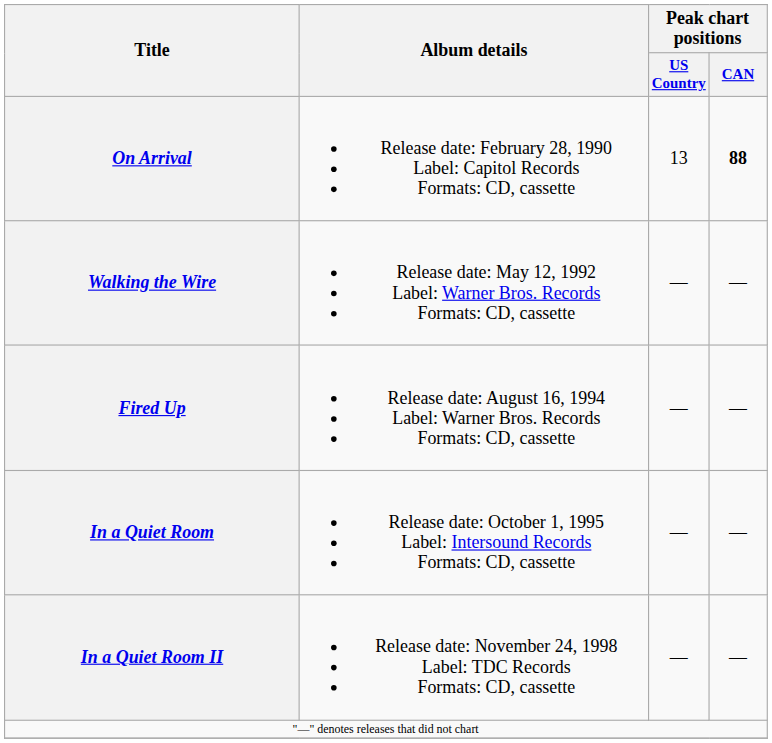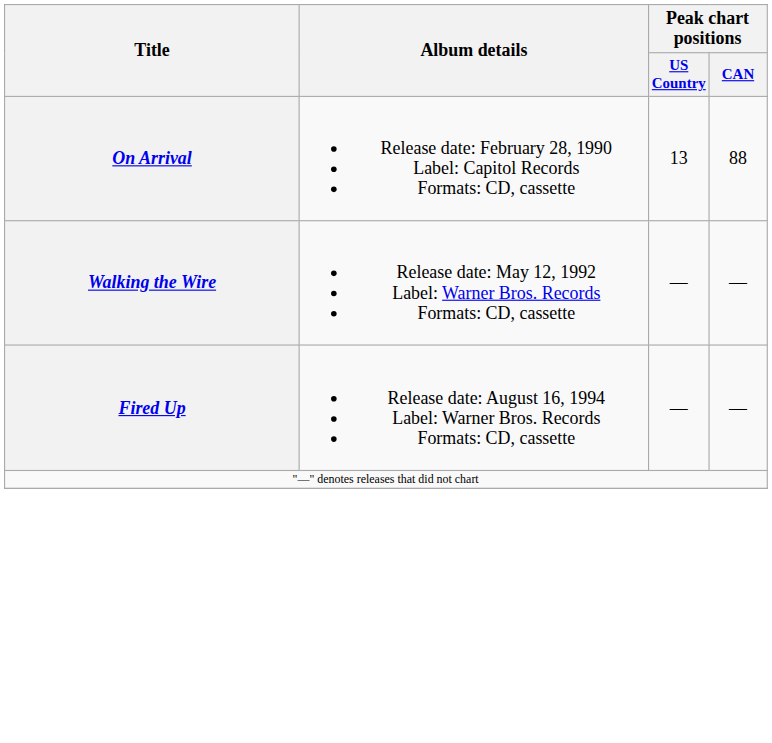(738, 158) bold -> (738, 158) normal
- row: (152, 532)
- row: (152, 657)
